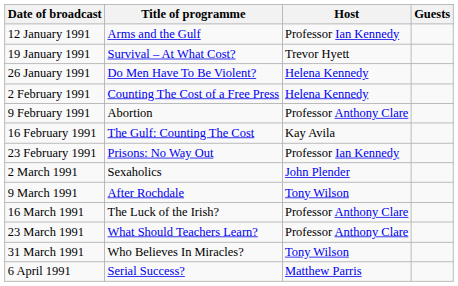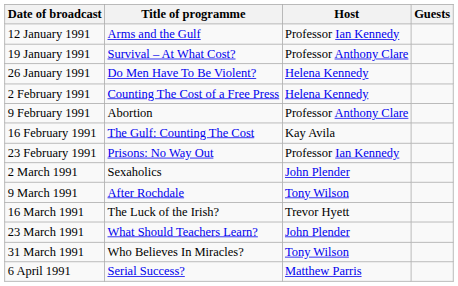(317, 53) Trevor Hyett -> (347, 53) Professor Anthony Clare
(347, 212) Professor Anthony Clare -> (317, 212) Trevor Hyett
(347, 232) Professor Anthony Clare -> (317, 232) John Plender
